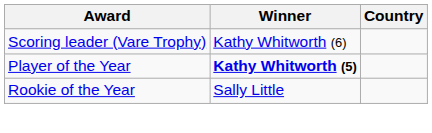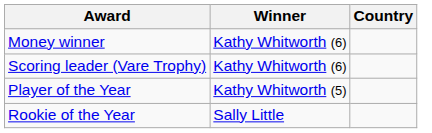+ row: (56, 41)
(285, 66) bold -> (280, 90) normal
